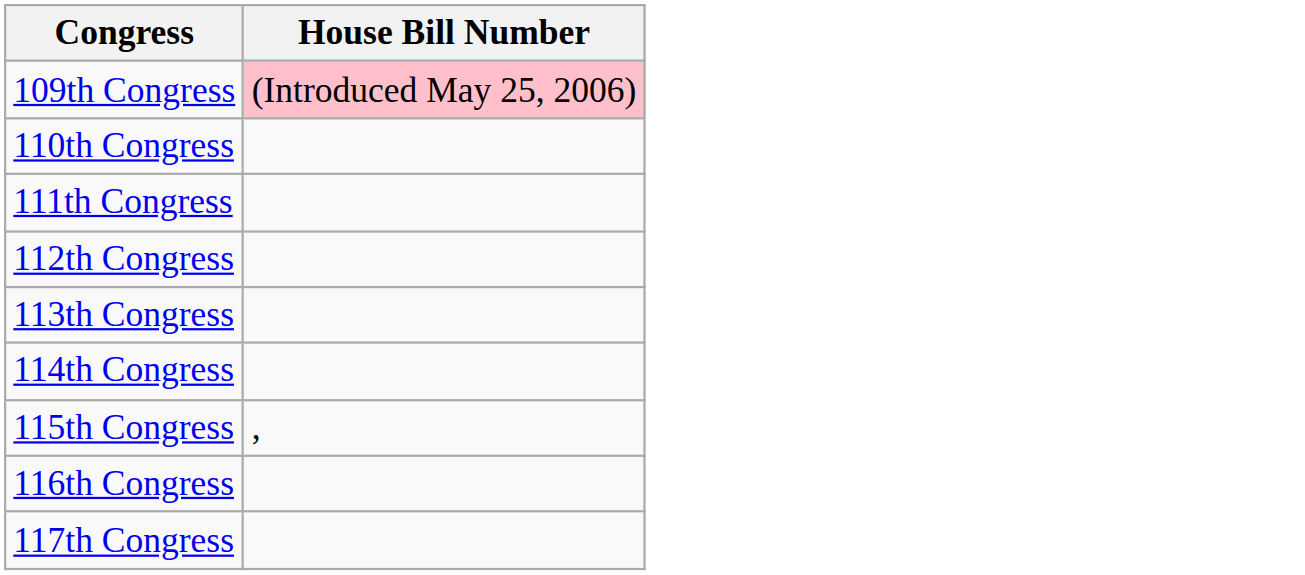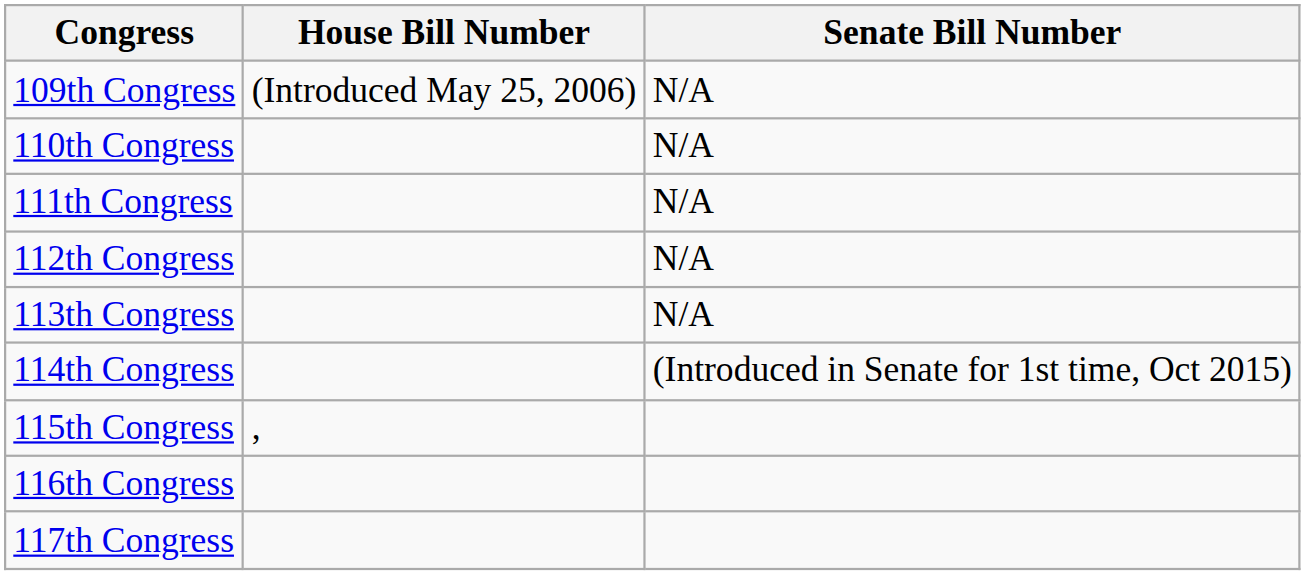+ column: (972, 32)
(444, 88) pink background -> (444, 88) no background
